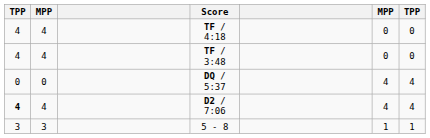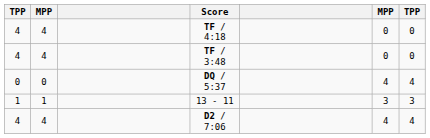+ row: (215, 101)
(18, 106) bold -> (18, 121) normal
- row: (215, 126)
